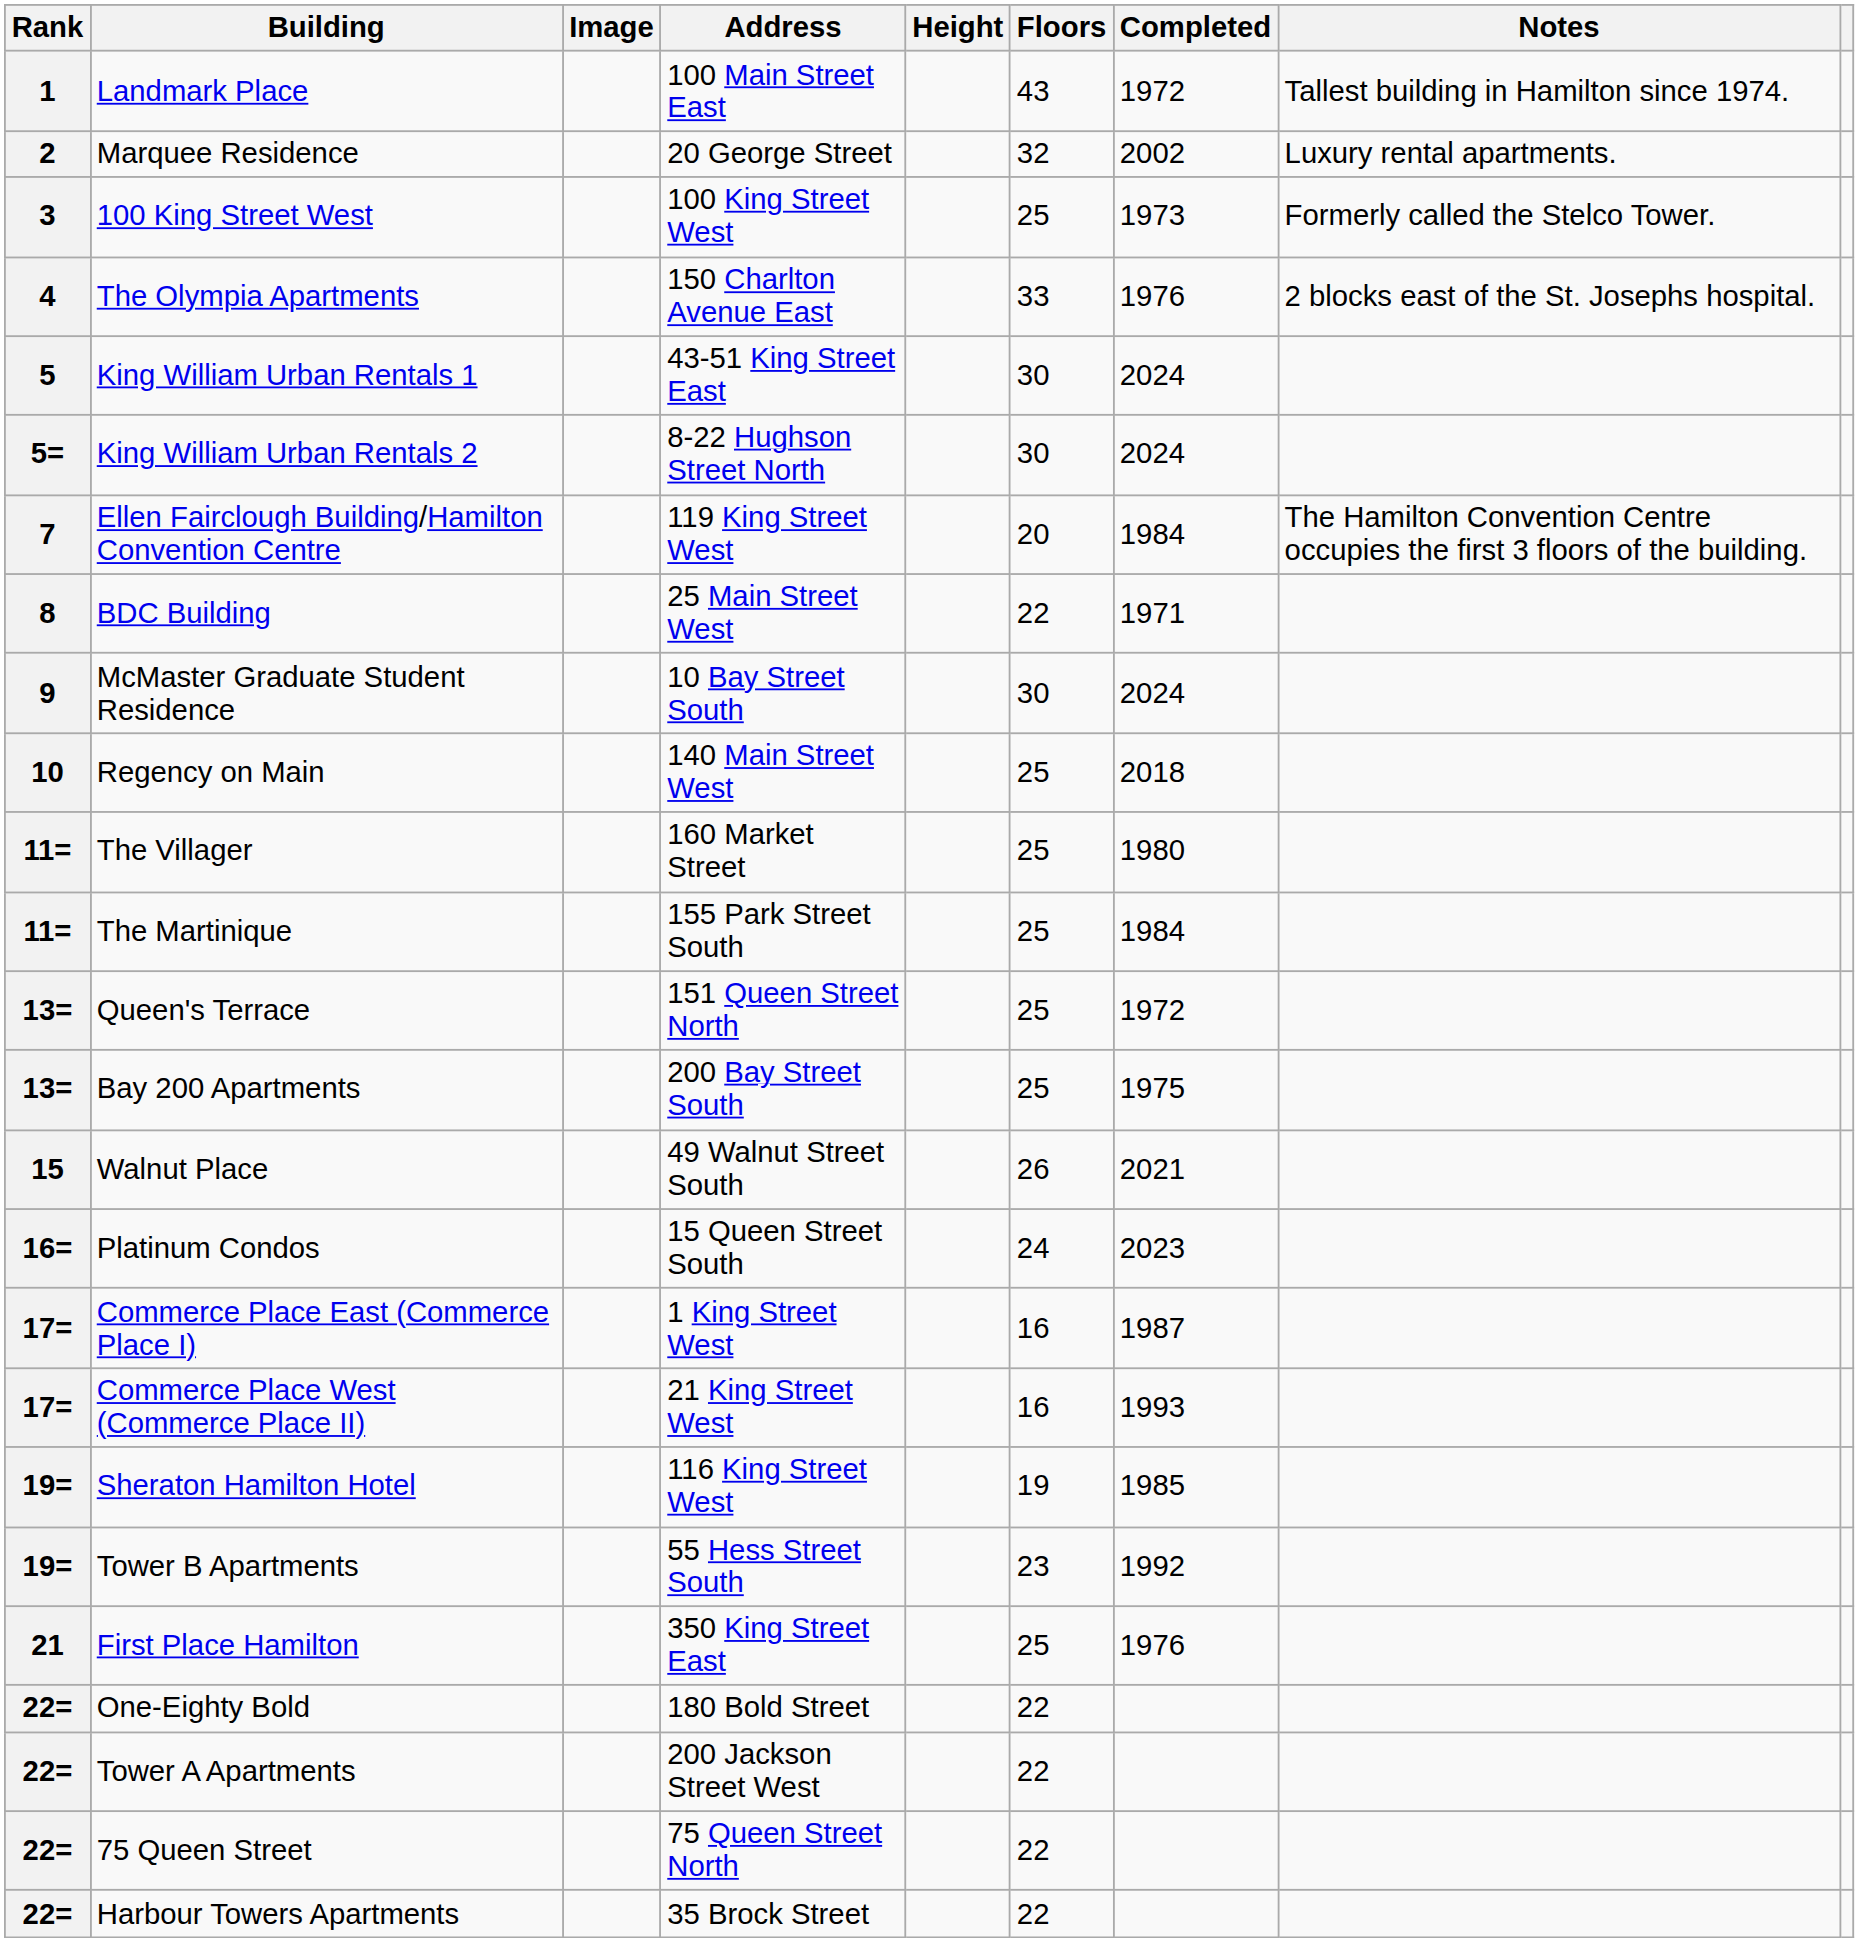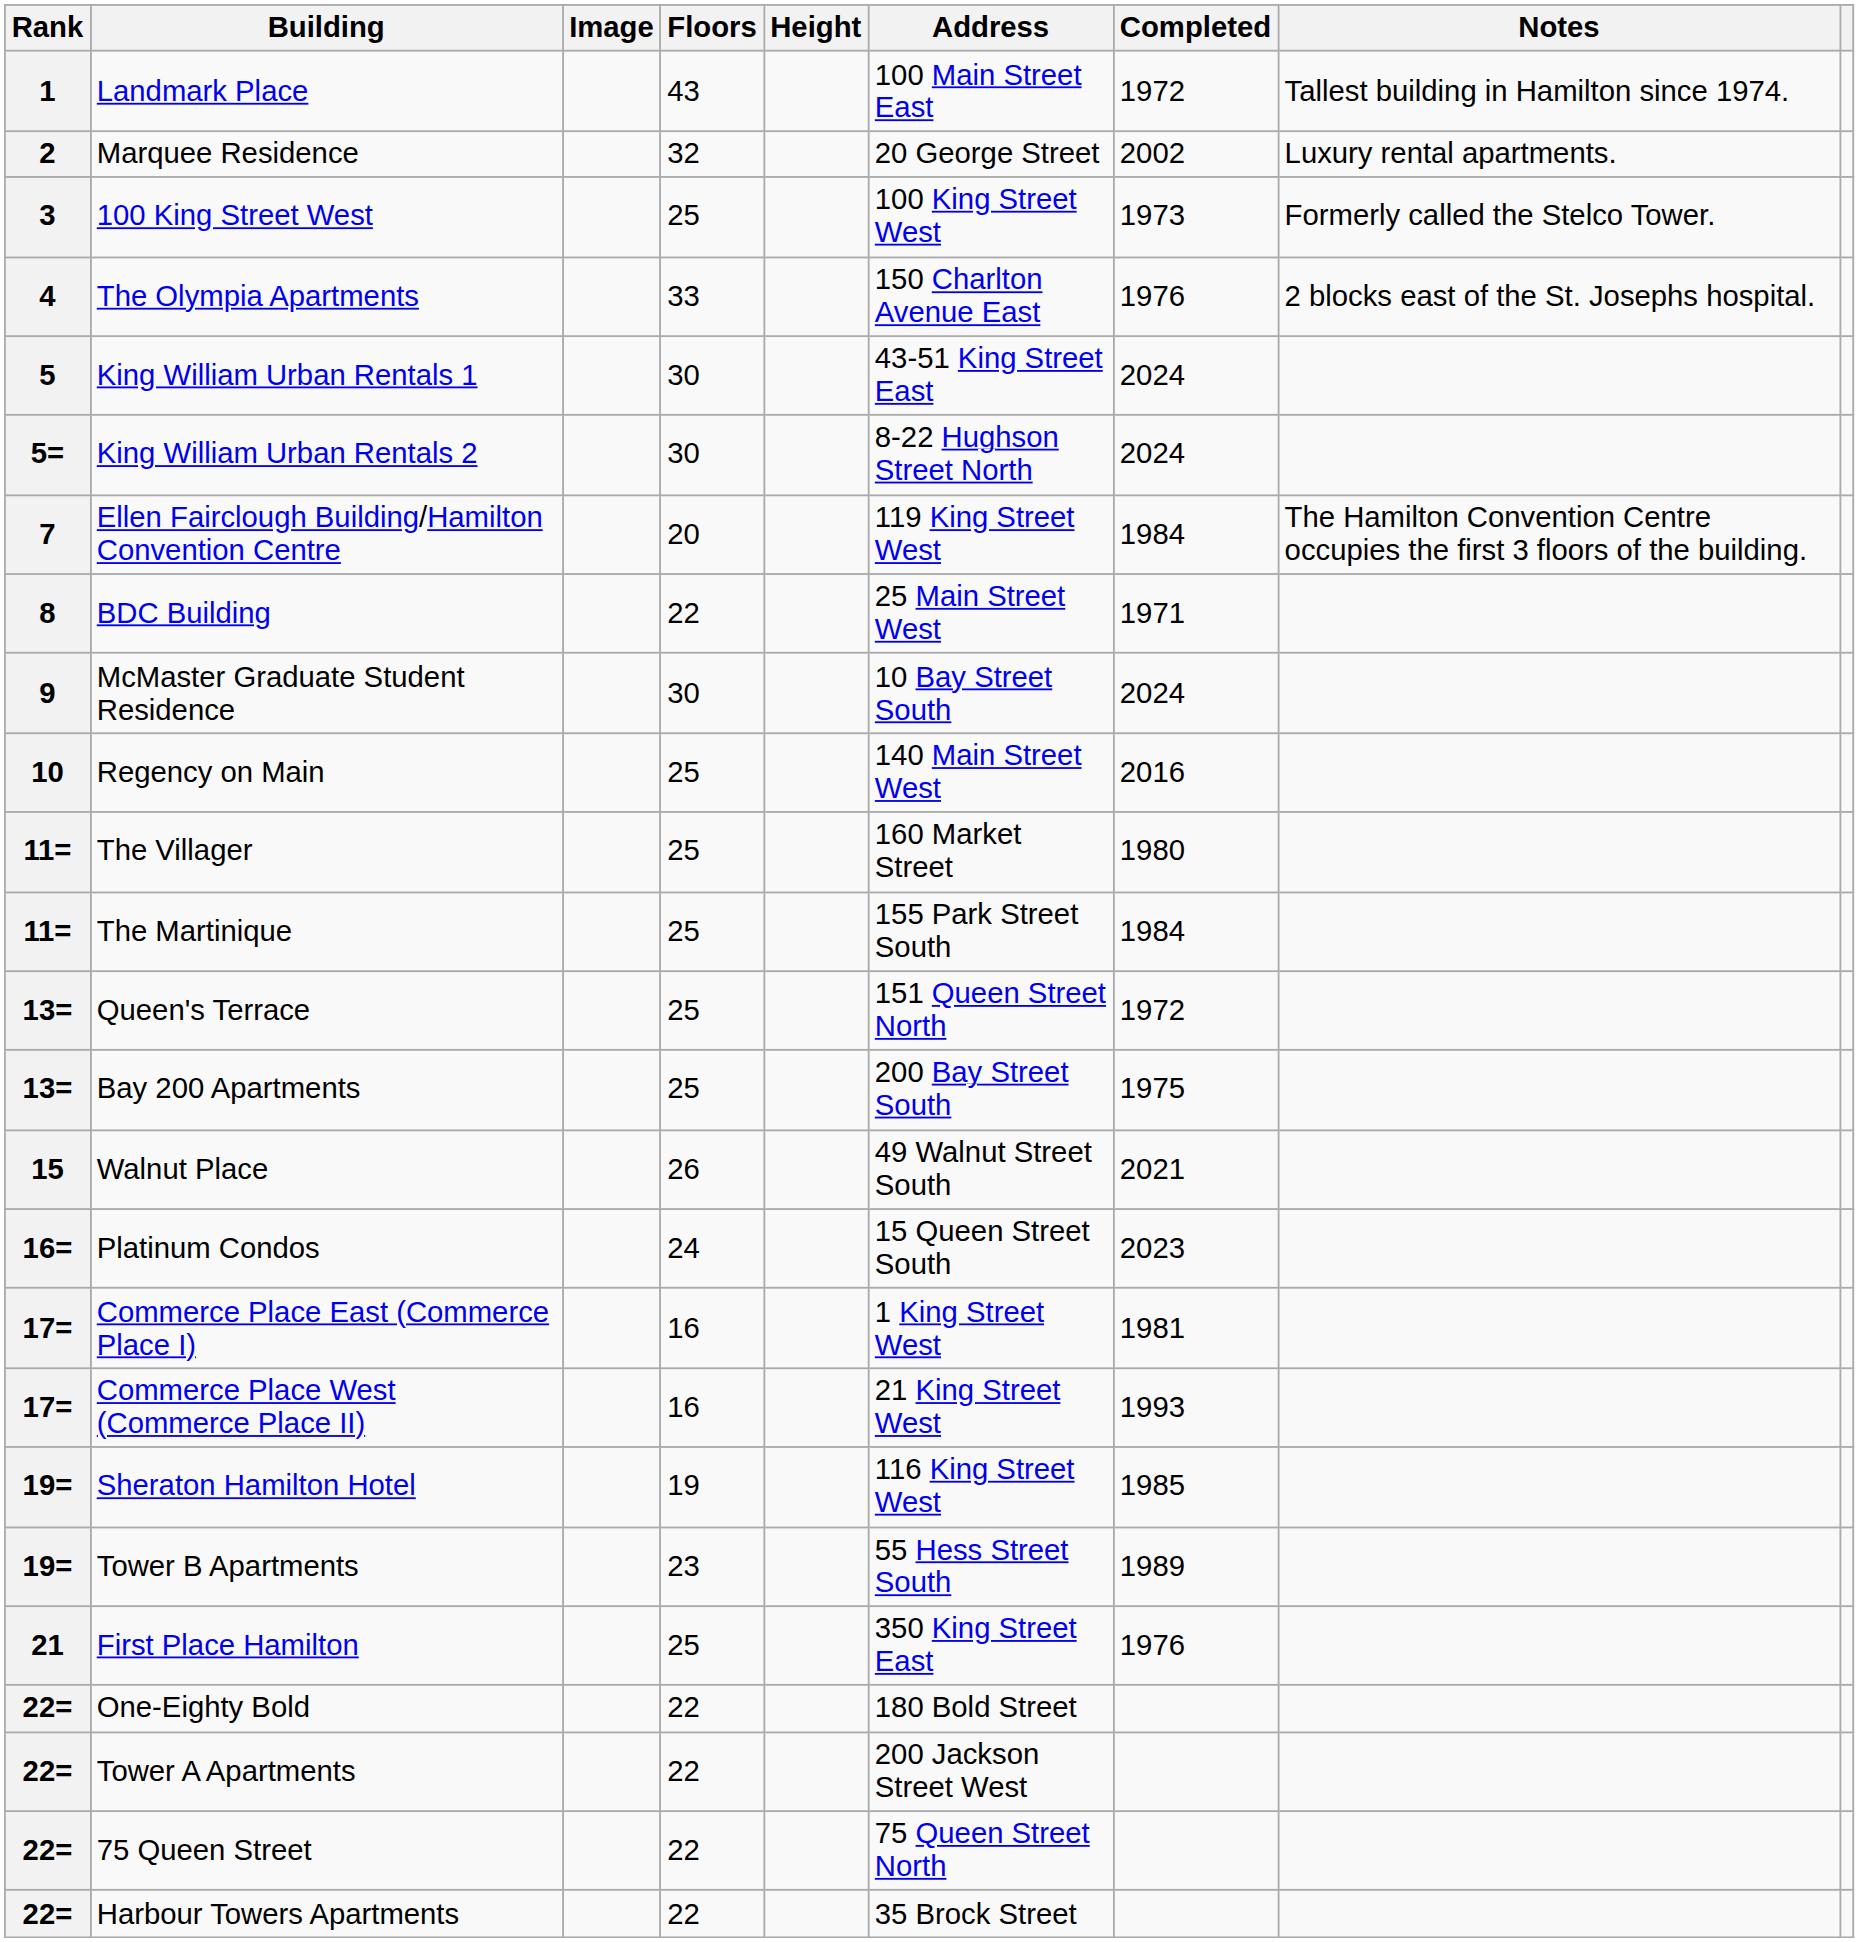columns swapped: (783, 27) <-> (1062, 27)
(1152, 772) 2018 -> (1152, 772) 2016
(1152, 1327) 1987 -> (1152, 1327) 1981
(1152, 1565) 1992 -> (1152, 1565) 1989
